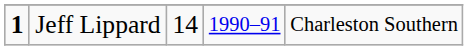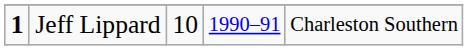(185, 24) 14 -> (185, 24) 10
